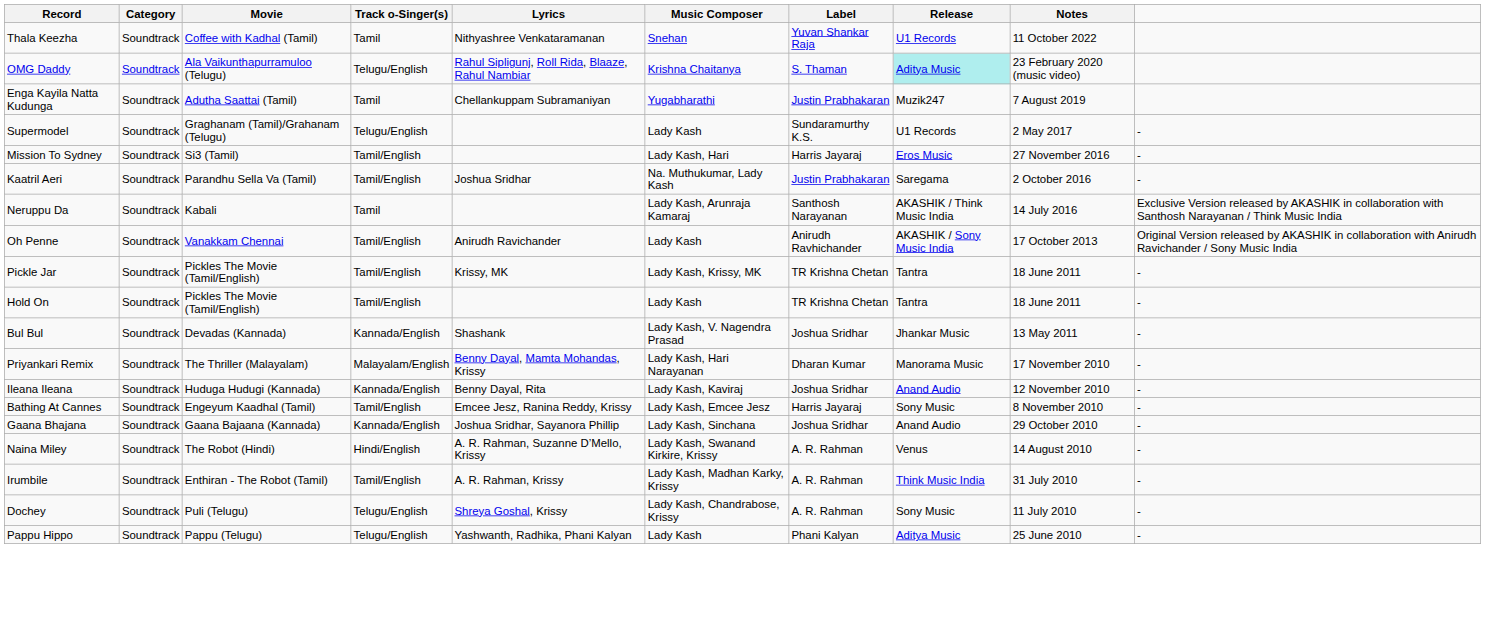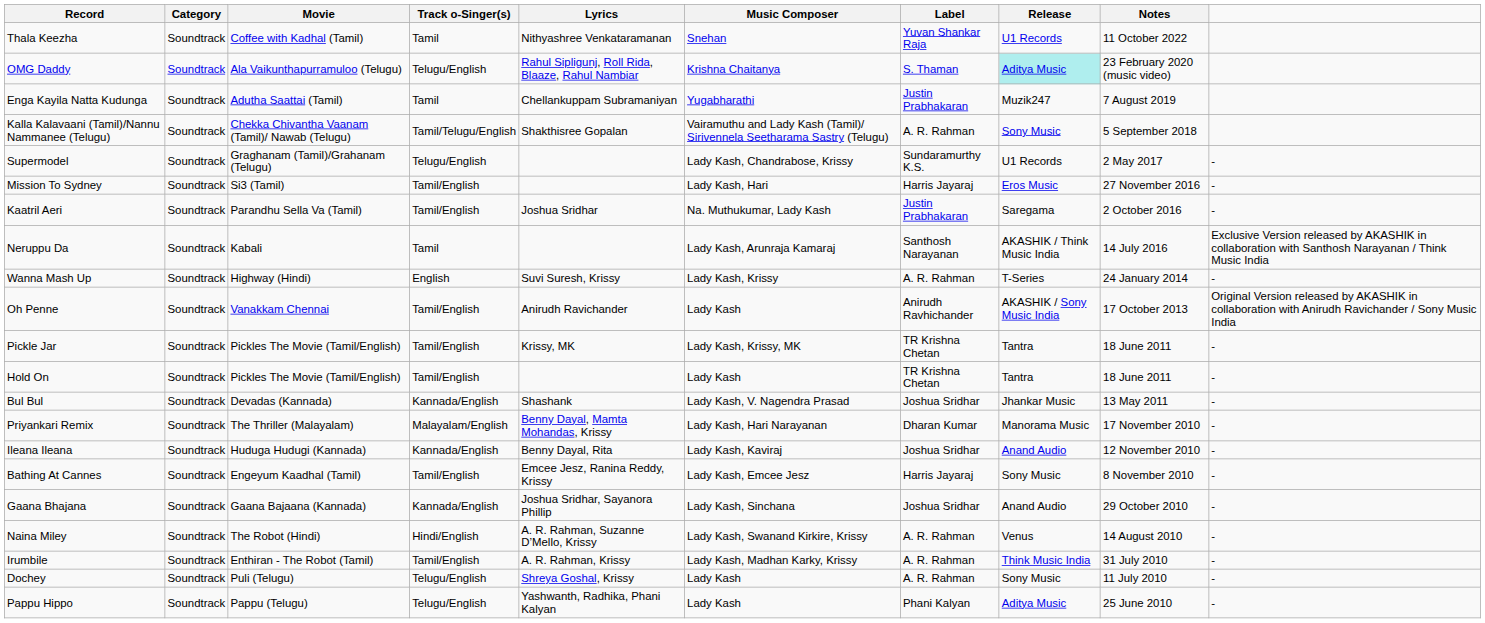+ row: (83, 130)
(675, 130) Lady Kash -> (770, 161) Lady Kash, Chandrabose, Krissy
+ row: (49, 278)
(714, 511) Lady Kash, Chandrabose, Krissy -> (714, 579) Lady Kash
